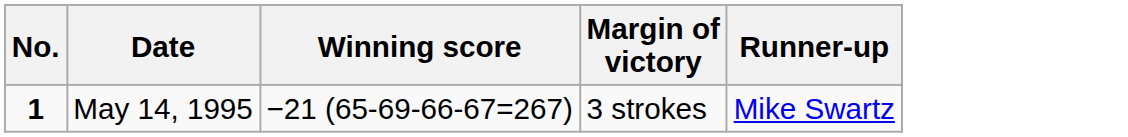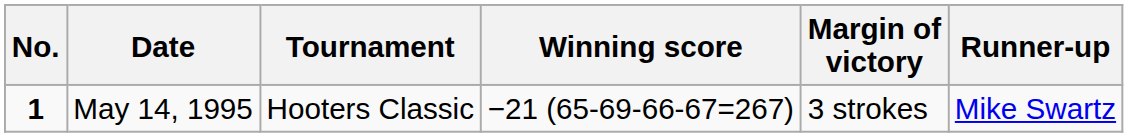+ column: (370, 45)
